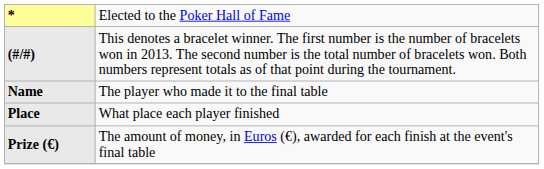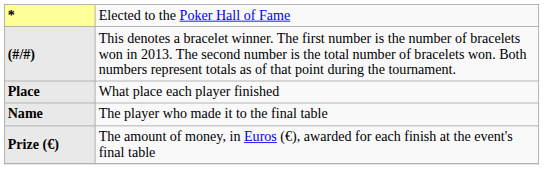rows swapped: (24, 114) <-> (25, 92)
